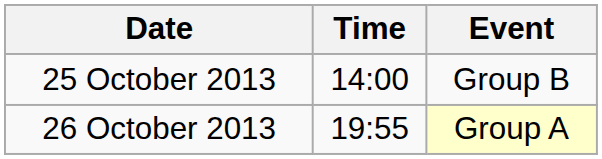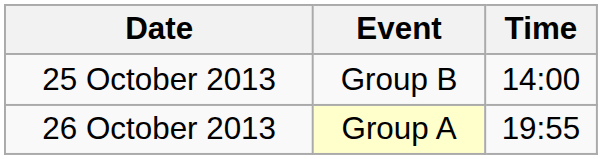columns swapped: (370, 29) <-> (512, 29)
